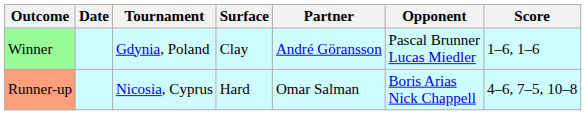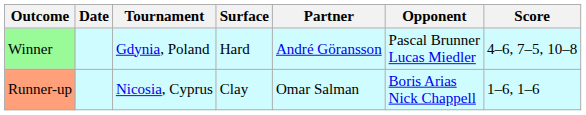(234, 48) Clay -> (235, 48) Hard
(513, 48) 1–6, 1–6 -> (532, 48) 4–6, 7–5, 10–8
(235, 89) Hard -> (234, 89) Clay
(532, 89) 4–6, 7–5, 10–8 -> (513, 89) 1–6, 1–6
